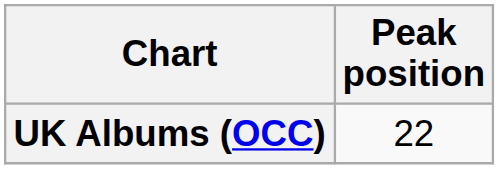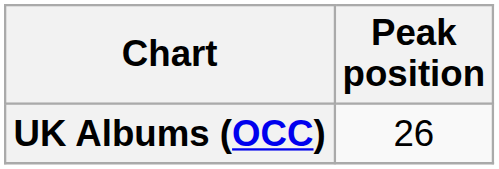(414, 132) 22 -> (414, 132) 26
